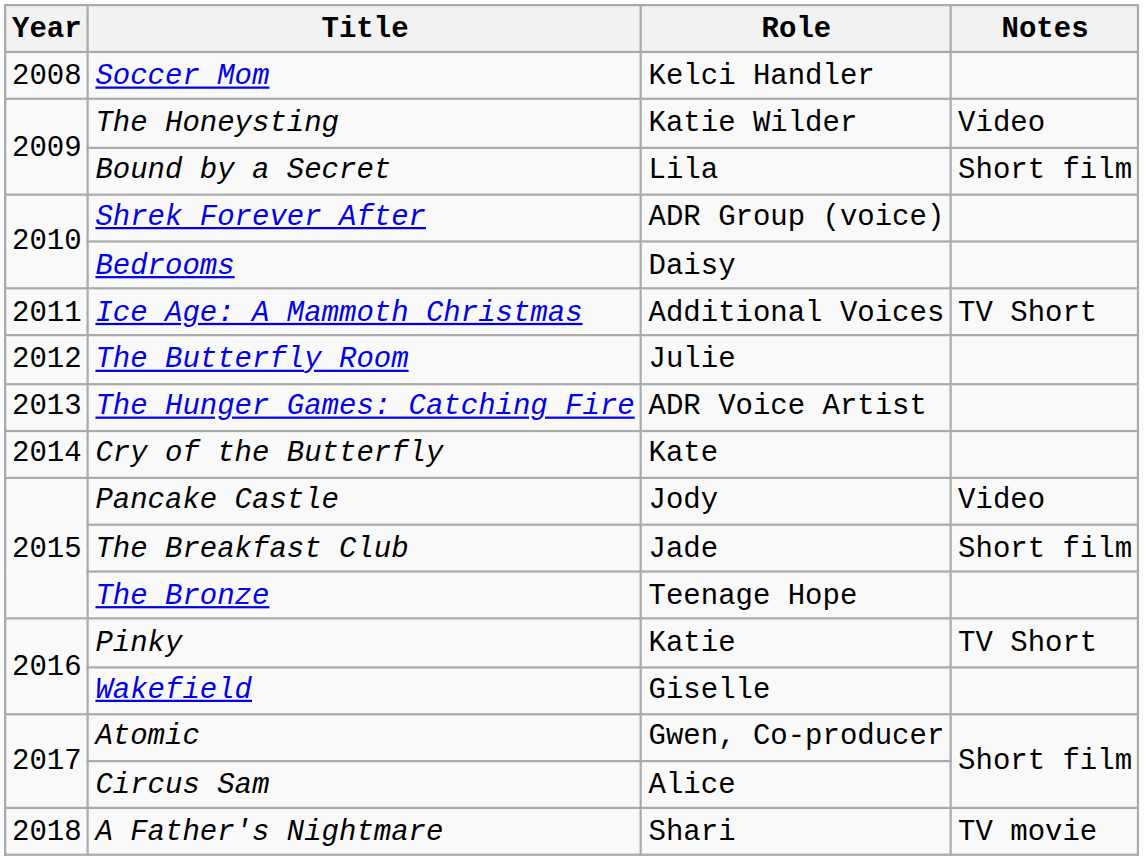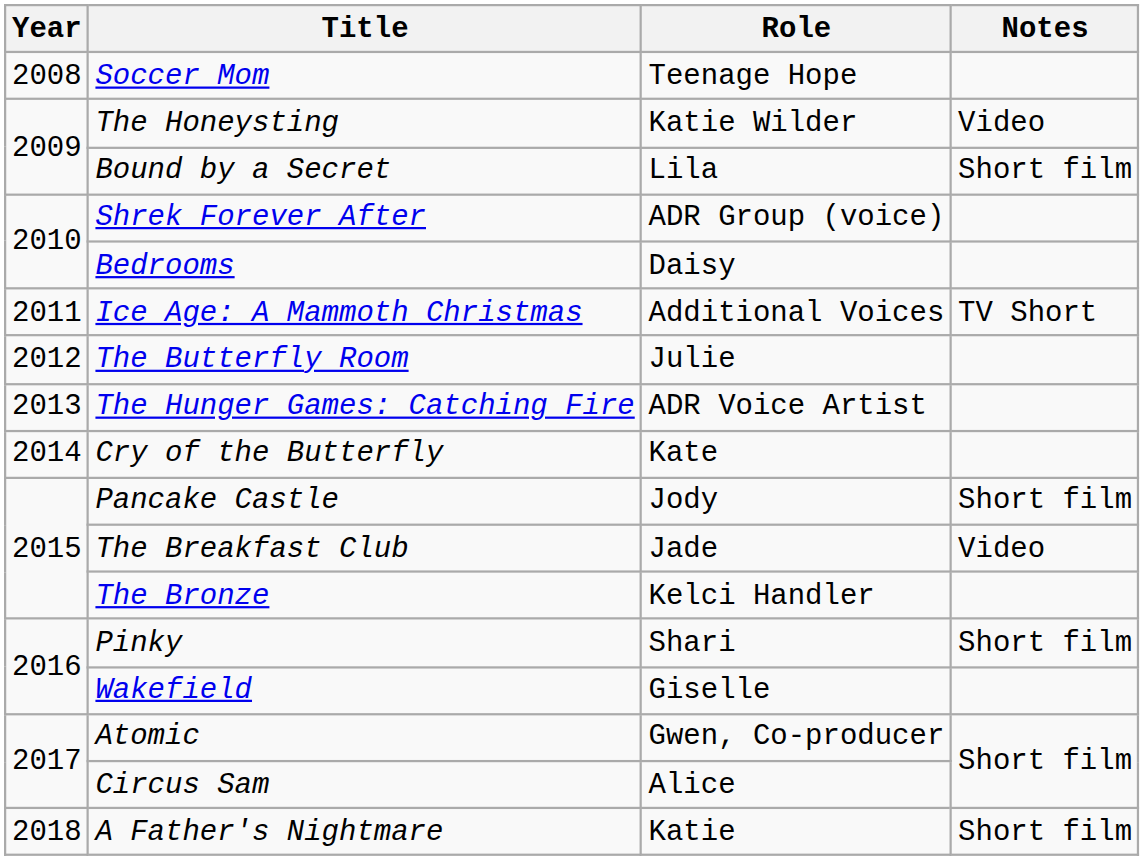(762, 76) Kelci Handler -> (753, 76) Teenage Hope
(1002, 501) Video -> (1045, 501) Short film
(1045, 548) Short film -> (1002, 548) Video
(753, 596) Teenage Hope -> (762, 596) Kelci Handler
(692, 643) Katie -> (692, 643) Shari
(1028, 643) TV Short -> (1045, 643) Short film
(692, 832) Shari -> (692, 832) Katie
(1028, 832) TV movie -> (1045, 832) Short film
